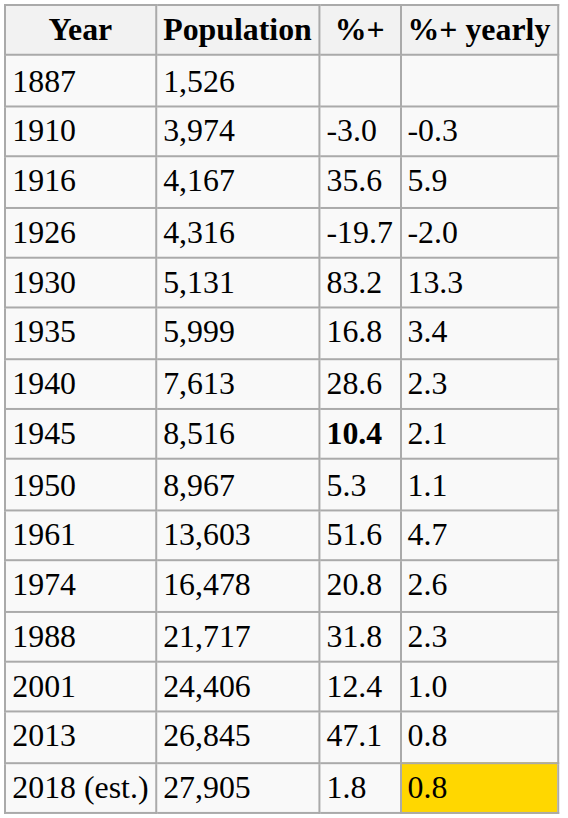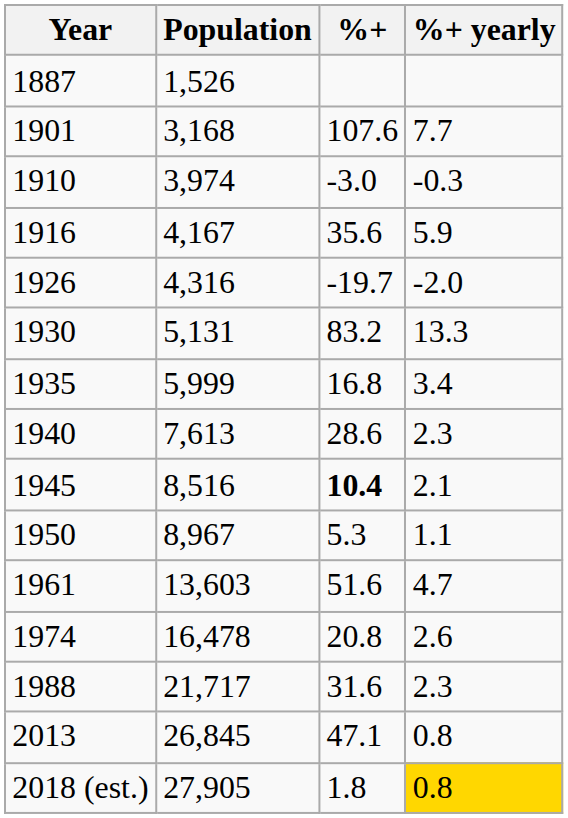+ row: (44, 130)
(354, 635) 31.8 -> (354, 686) 31.6
- row: (44, 686)
